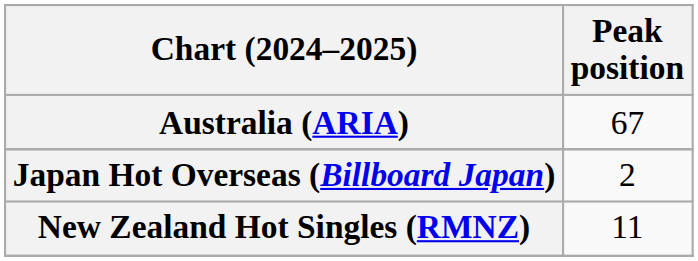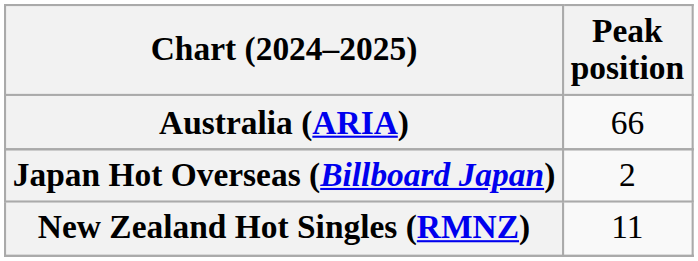(627, 121) 67 -> (627, 121) 66
